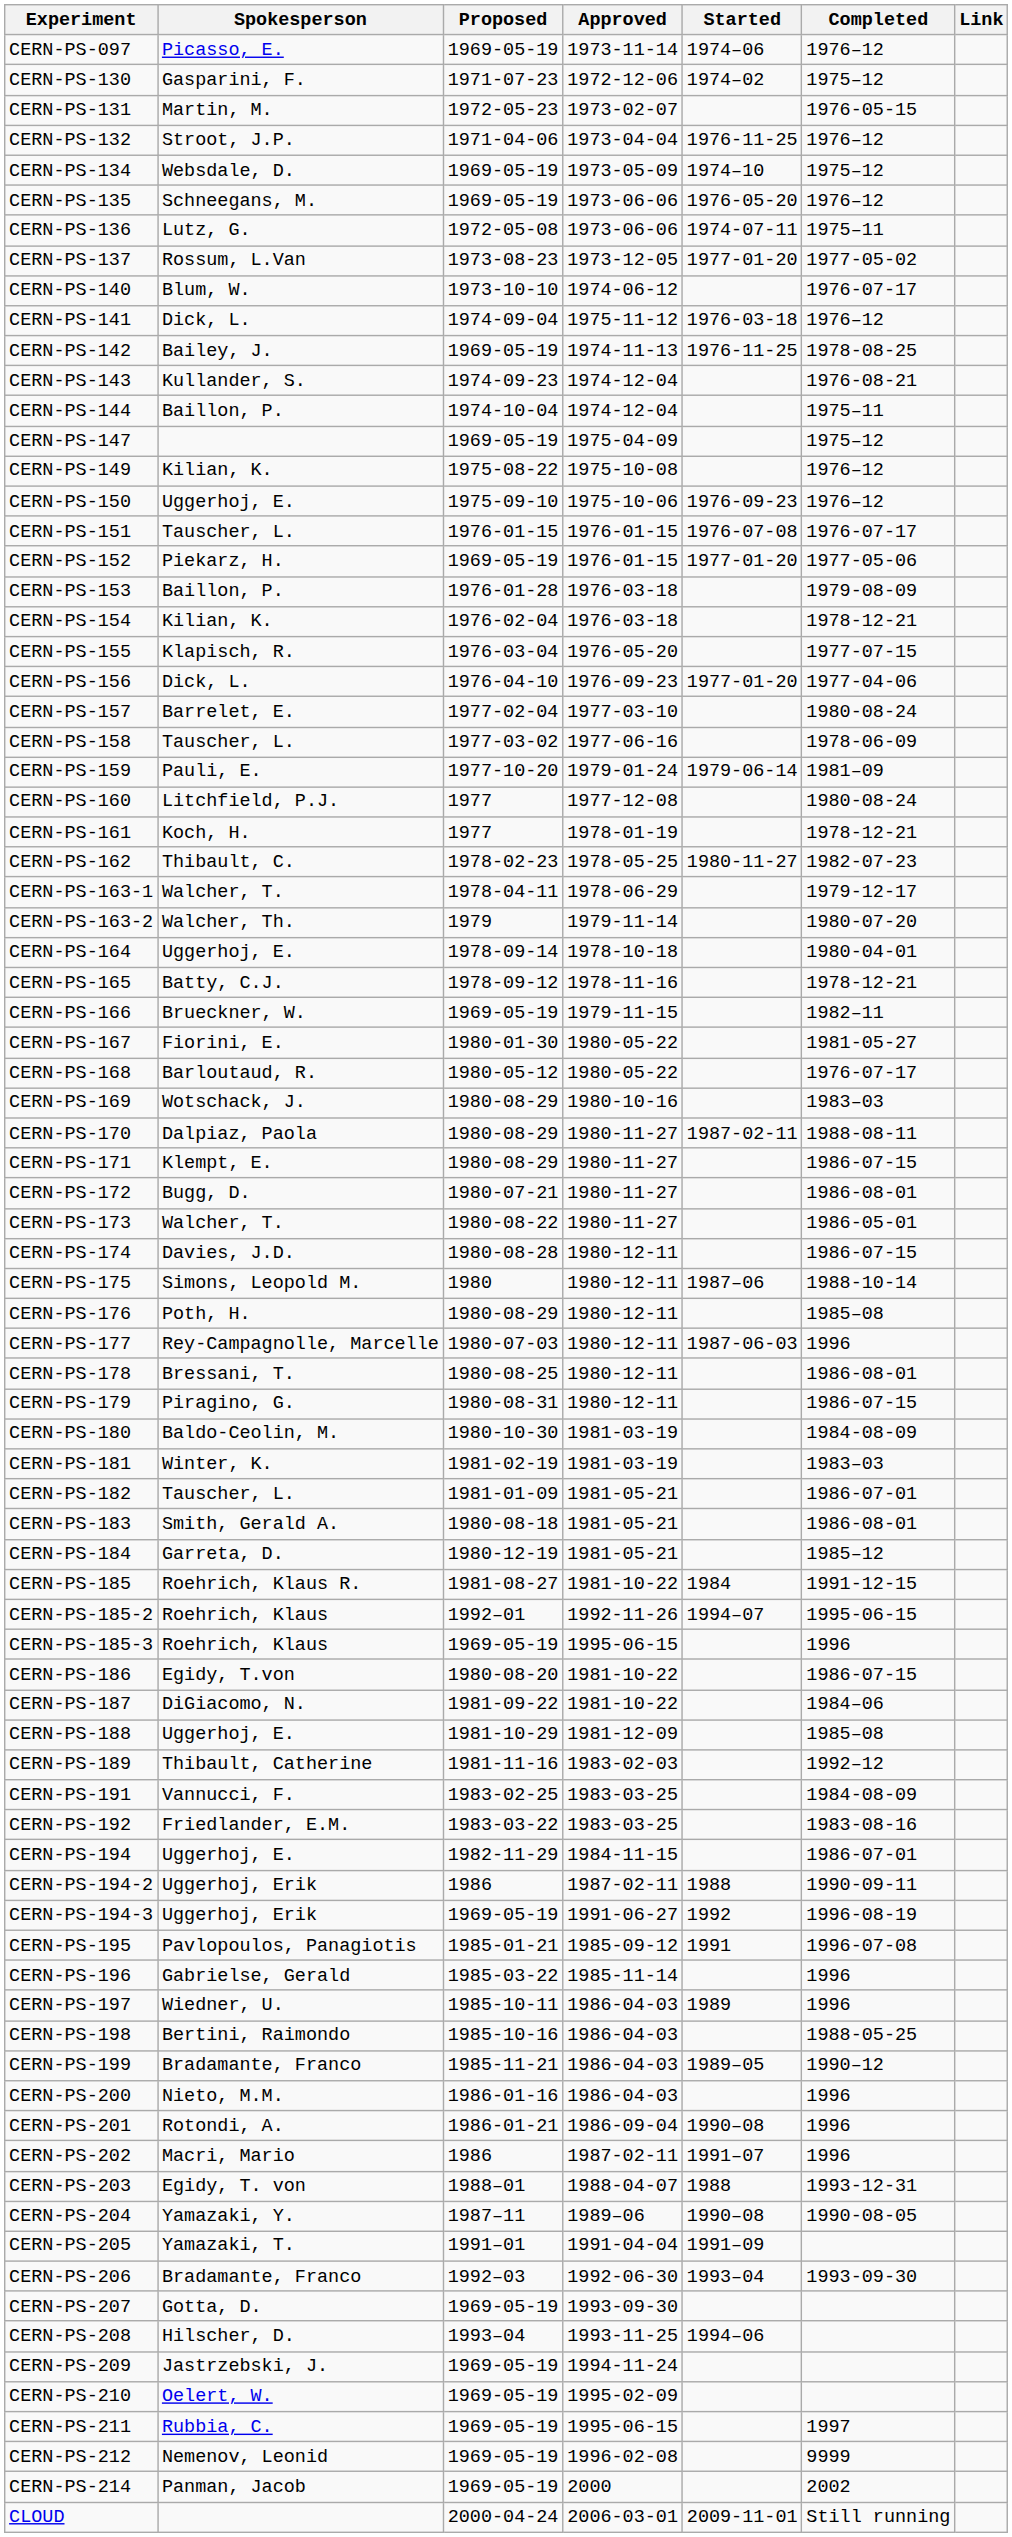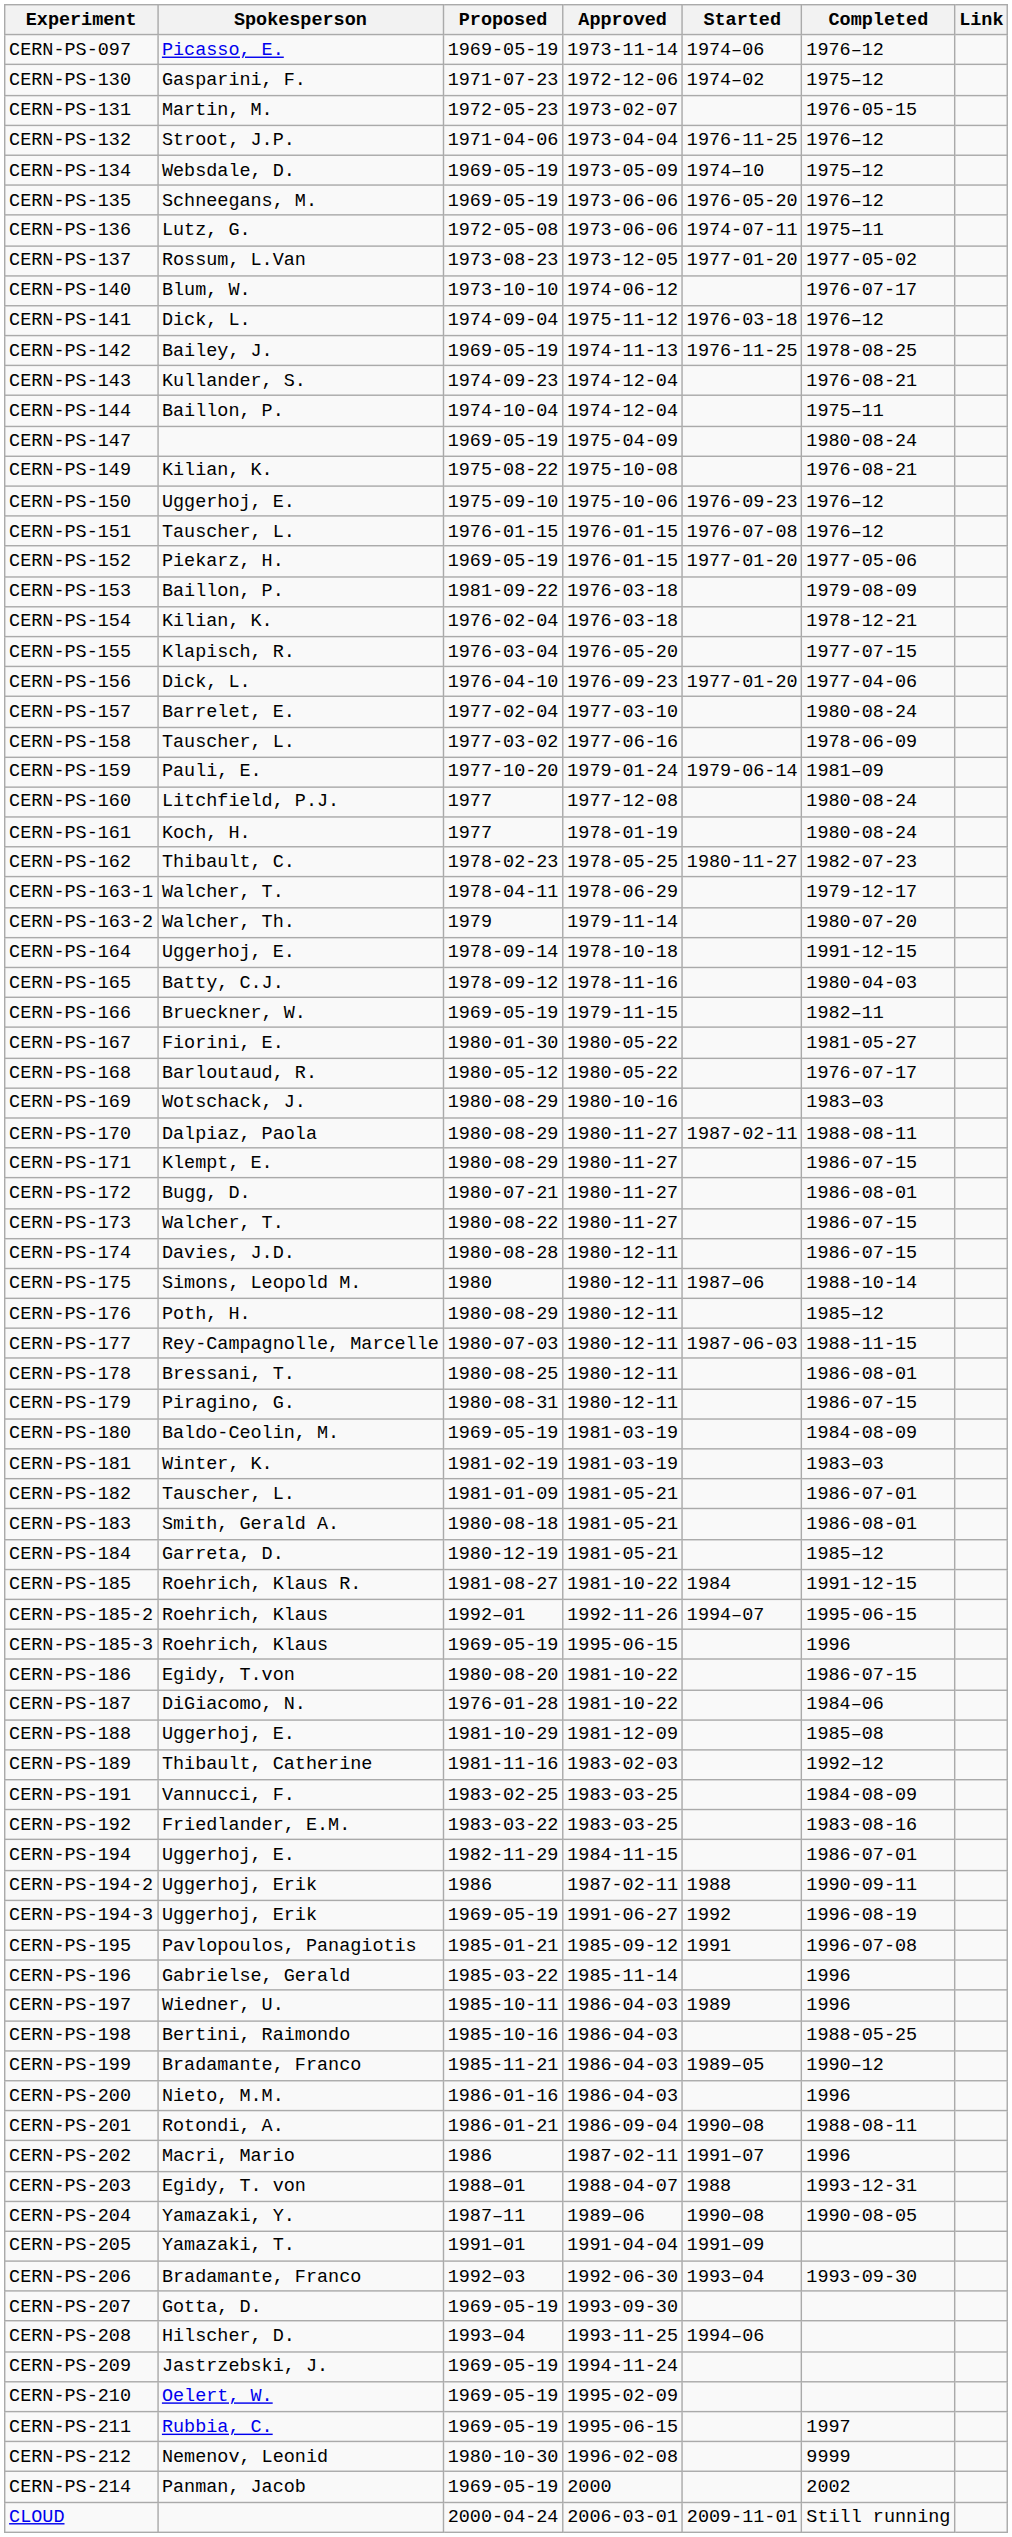(845, 441) 1975–12 -> (862, 441) 1980-08-24
(845, 471) 1976–12 -> (862, 471) 1976-08-21
(862, 531) 1976-07-17 -> (845, 531) 1976–12
(503, 591) 1976-01-28 -> (503, 591) 1981-09-22
(862, 832) 1978-12-21 -> (862, 832) 1980-08-24
(862, 952) 1980-04-01 -> (862, 952) 1991-12-15
(862, 983) 1978-12-21 -> (862, 983) 1980-04-03
(862, 1223) 1986-05-01 -> (862, 1223) 1986-07-15
(845, 1313) 1985–08 -> (845, 1313) 1985–12
(829, 1344) 1996 -> (862, 1344) 1988-11-15
(503, 1434) 1980-10-30 -> (503, 1434) 1969-05-19
(503, 1705) 1981-09-22 -> (503, 1705) 1976-01-28
(829, 2126) 1996 -> (862, 2126) 1988-08-11
(503, 2457) 1969-05-19 -> (503, 2457) 1980-10-30
